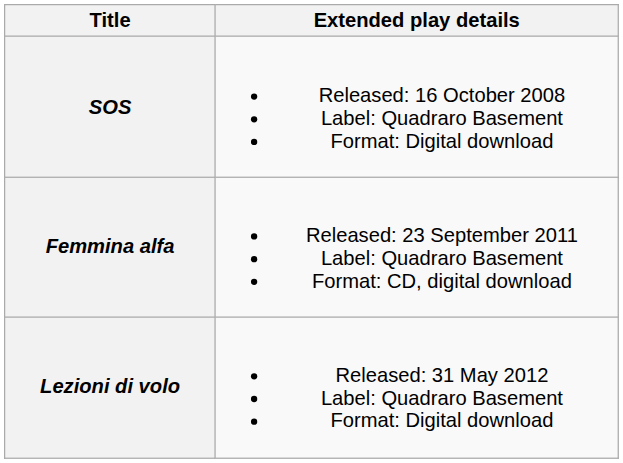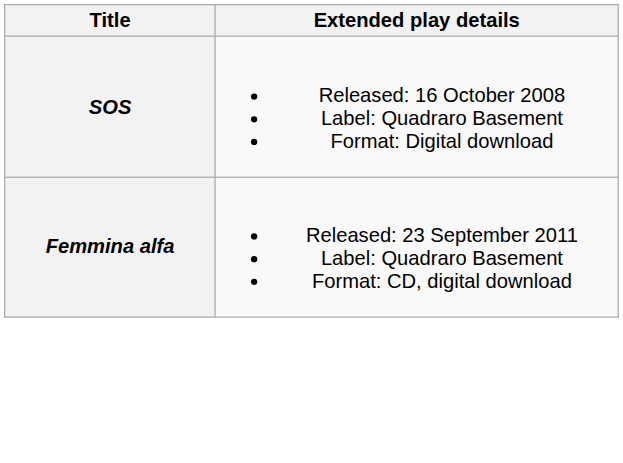- row: (110, 387)
